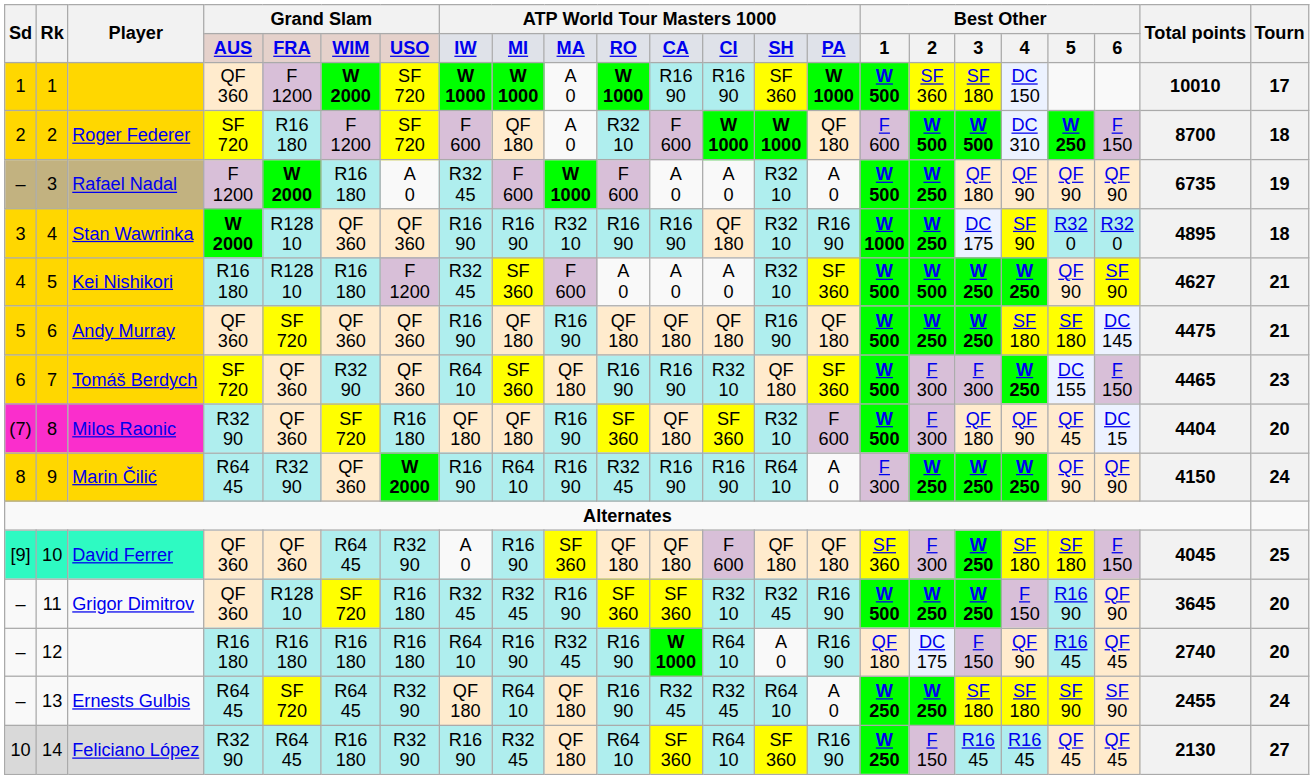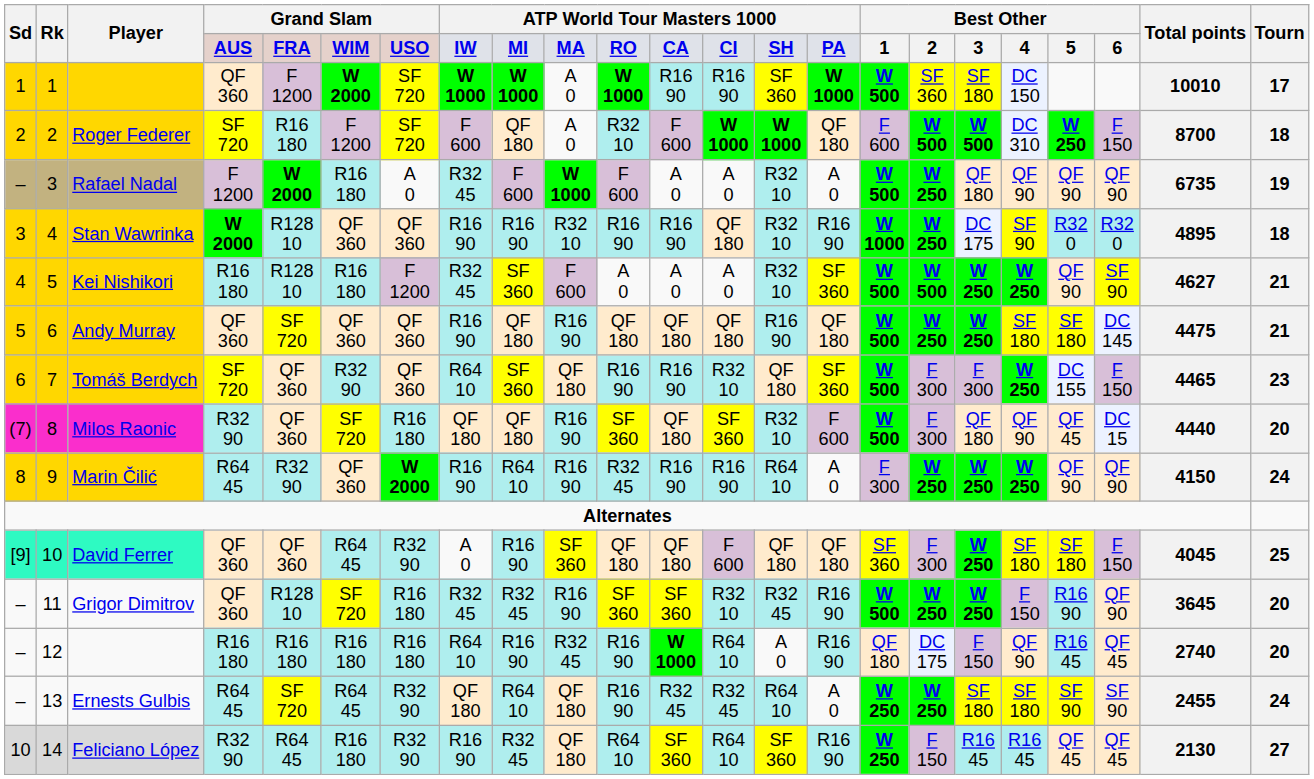(1195, 429) 4404 -> (1195, 429) 4440
